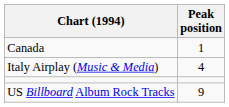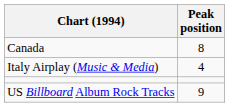(201, 47) 1 -> (201, 47) 8
